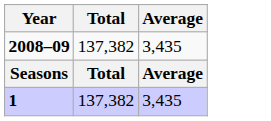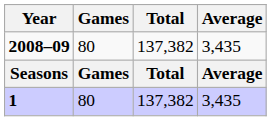+ column: (103, 18)
